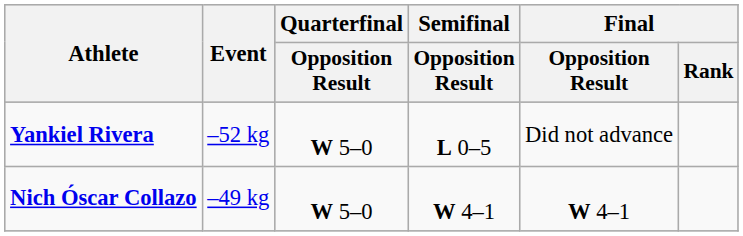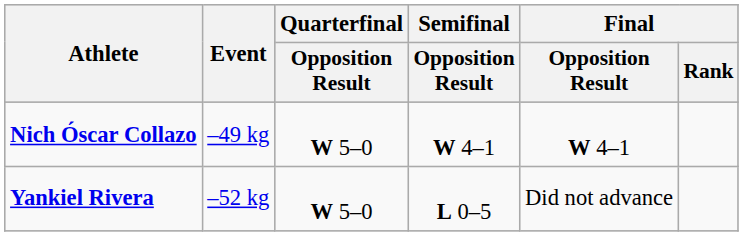rows swapped: (103, 198) <-> (82, 134)
